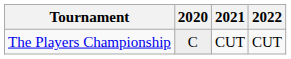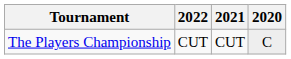columns swapped: (193, 17) <-> (267, 17)
